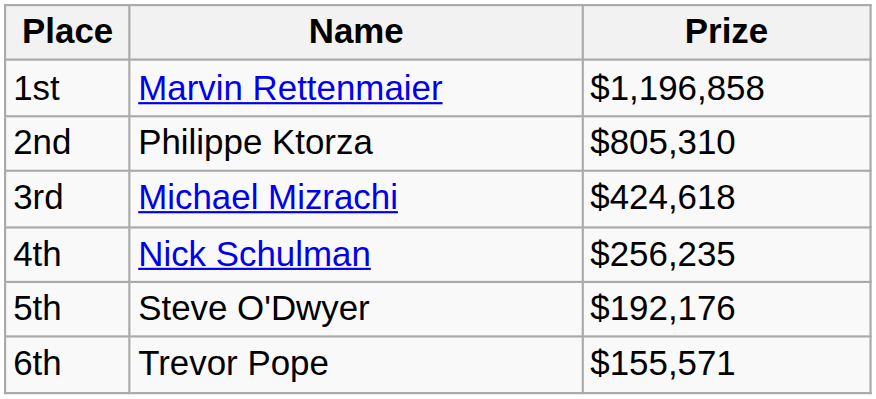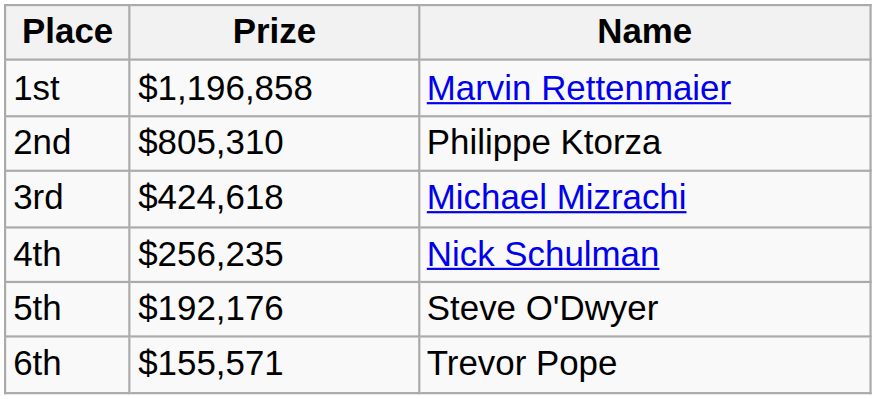columns swapped: (356, 32) <-> (727, 32)
